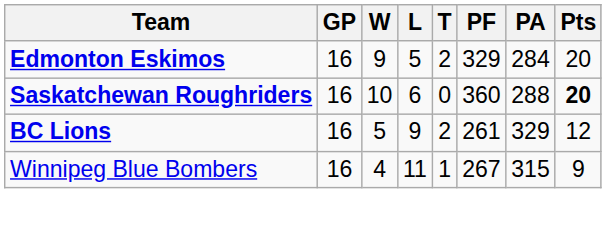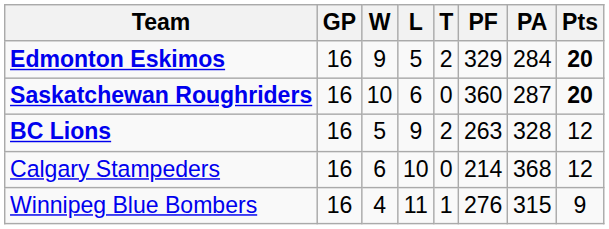(578, 59) normal -> (580, 59) bold
(531, 95) 288 -> (532, 95) 287
(481, 132) 261 -> (483, 132) 263
(531, 132) 329 -> (532, 132) 328
+ row: (115, 168)
(481, 168) 267 -> (483, 205) 276
